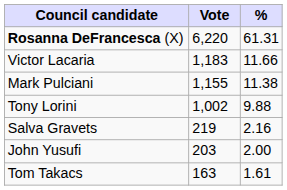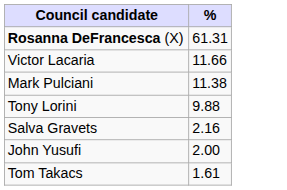- column: (215, 15)
